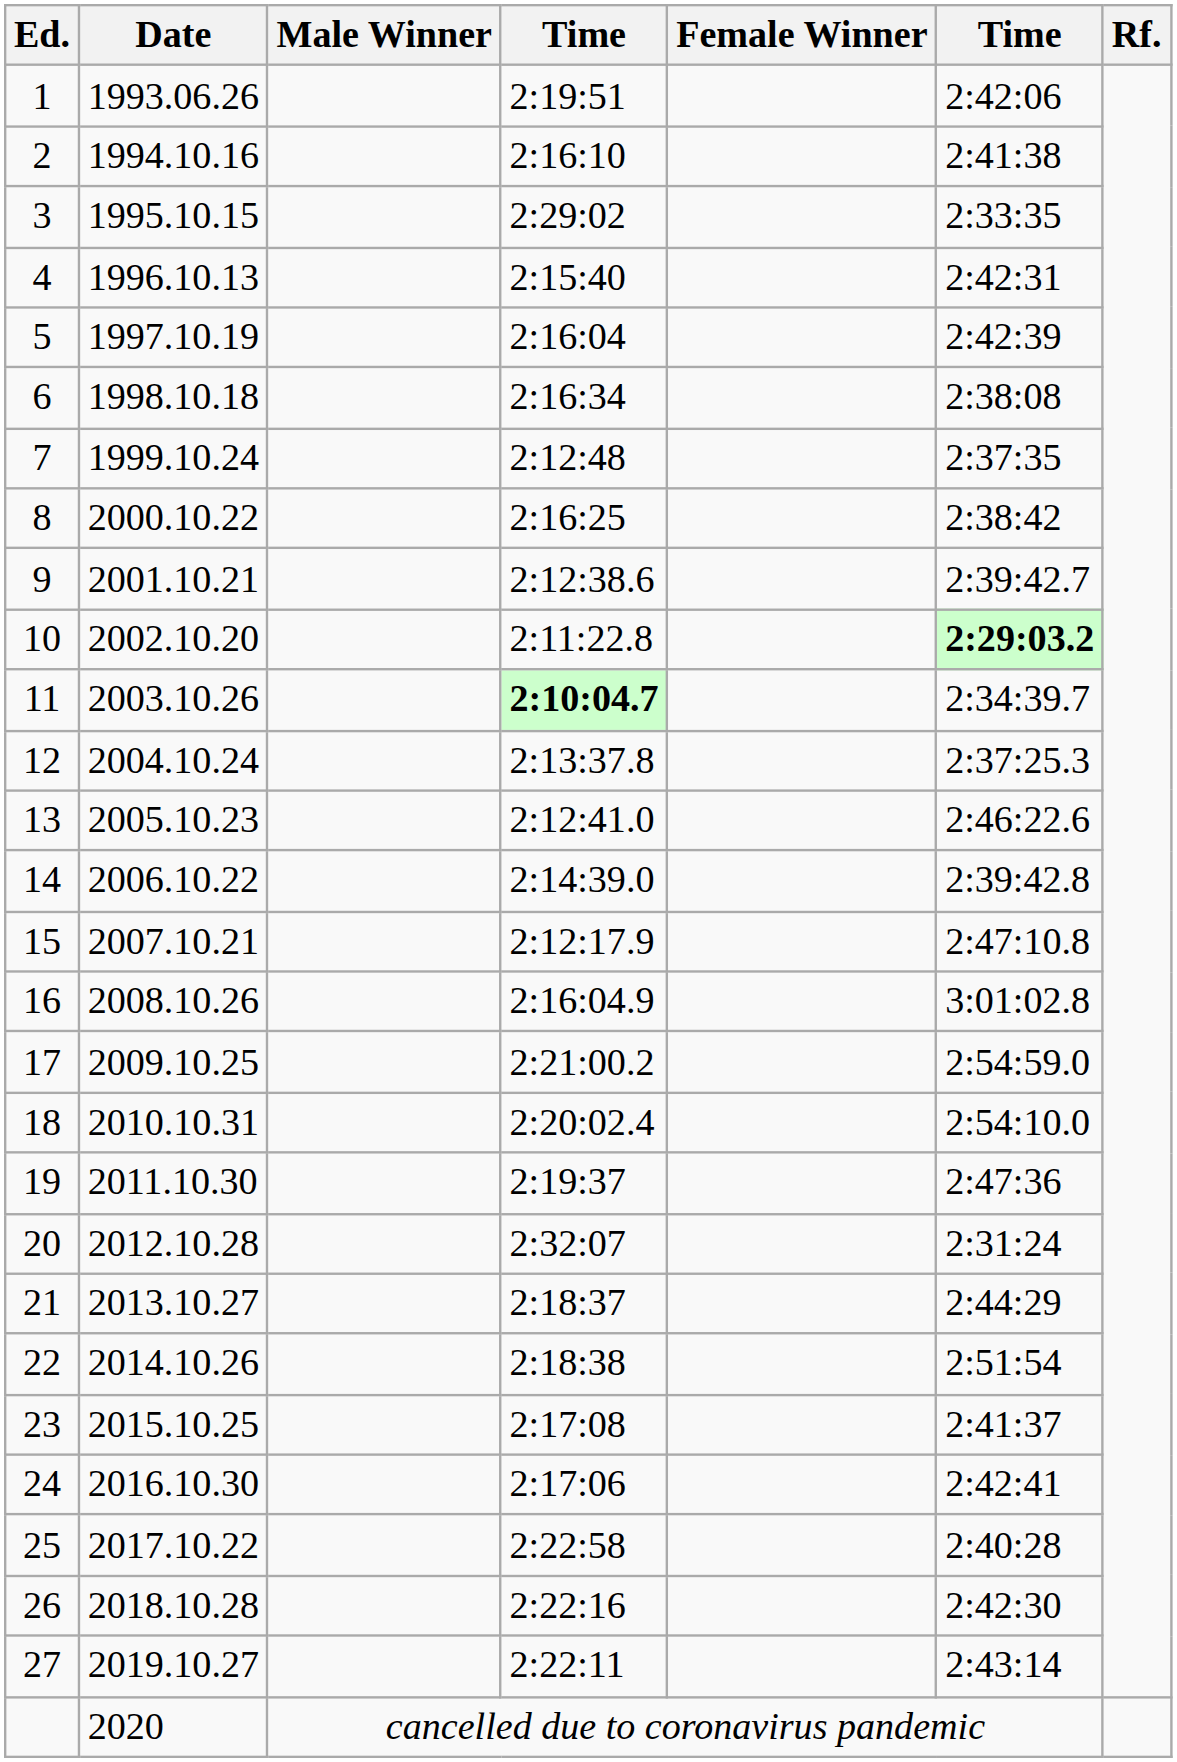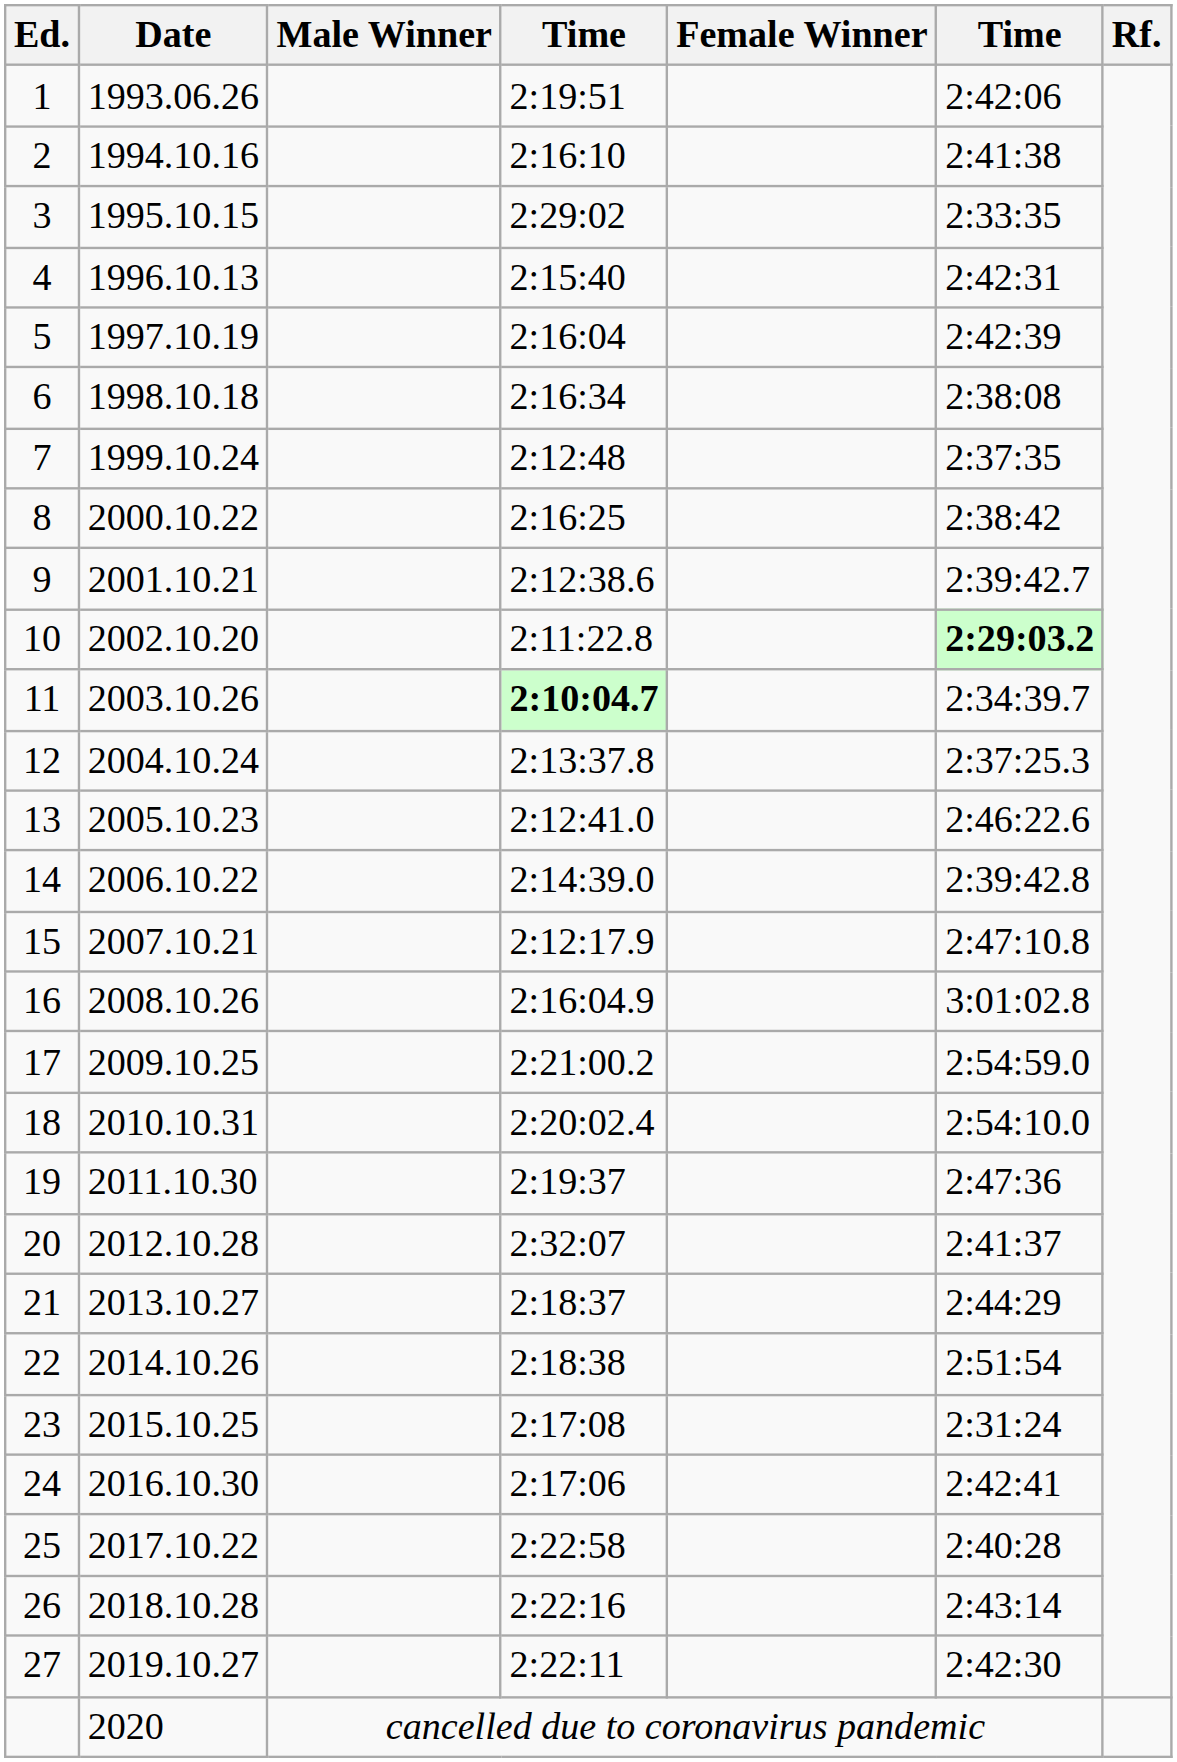(1003, 1242) 2:31:24 -> (1003, 1242) 2:41:37
(1003, 1423) 2:41:37 -> (1003, 1423) 2:31:24
(1003, 1604) 2:42:30 -> (1003, 1604) 2:43:14
(1003, 1665) 2:43:14 -> (1003, 1665) 2:42:30
